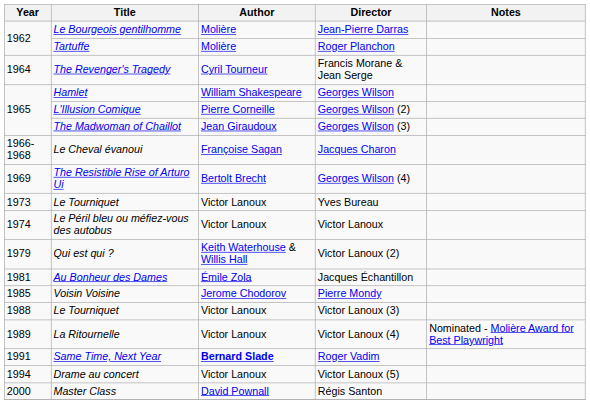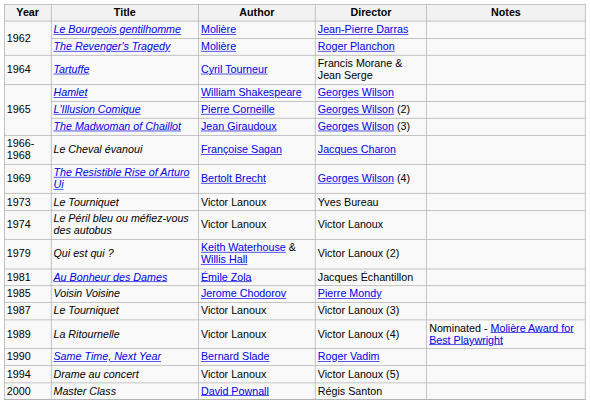(71, 47) Tartuffe -> (112, 47) The Revenger's Tragedy
(112, 70) The Revenger's Tragedy -> (71, 70) Tartuffe
(19, 311) 1988 -> (19, 311) 1987
(19, 357) 1991 -> (19, 357) 1990
(237, 357) bold -> (235, 357) normal
